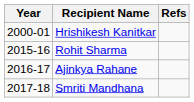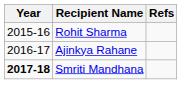- row: (106, 32)
(28, 87) normal -> (28, 69) bold
